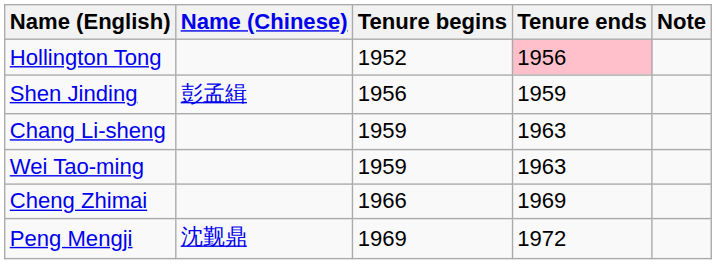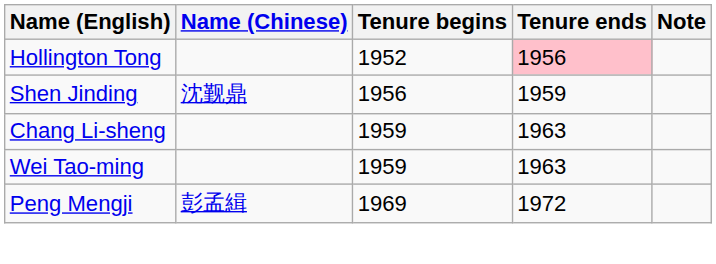(214, 93) 彭孟緝 -> (214, 93) 沈觐鼎
- row: (79, 201)
(214, 237) 沈觐鼎 -> (214, 202) 彭孟緝
